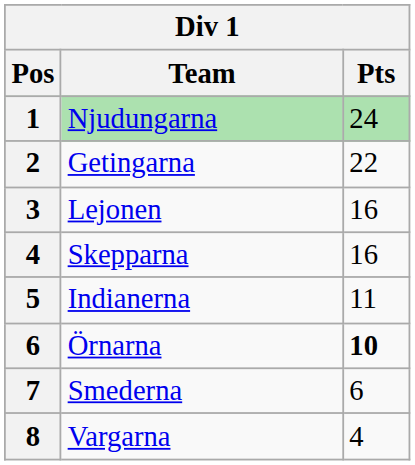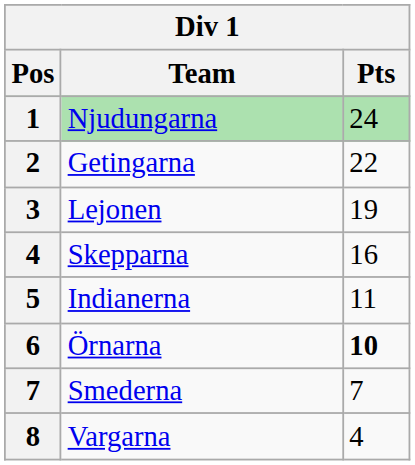(364, 208) 16 -> (364, 208) 19
(357, 390) 6 -> (357, 390) 7
